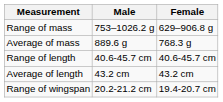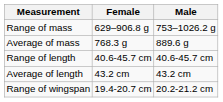columns swapped: (124, 12) <-> (187, 12)
